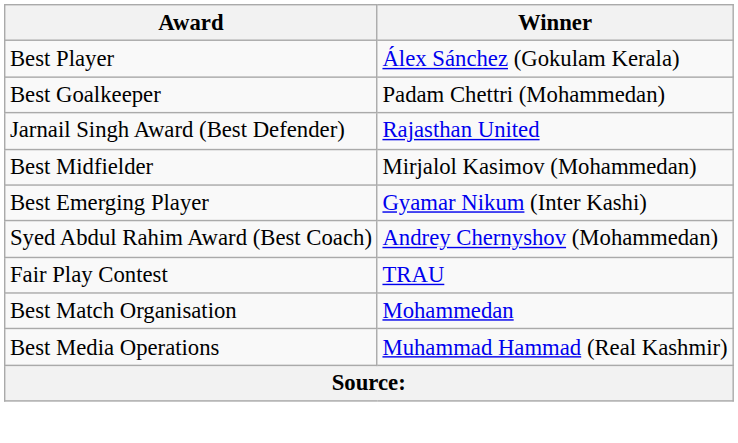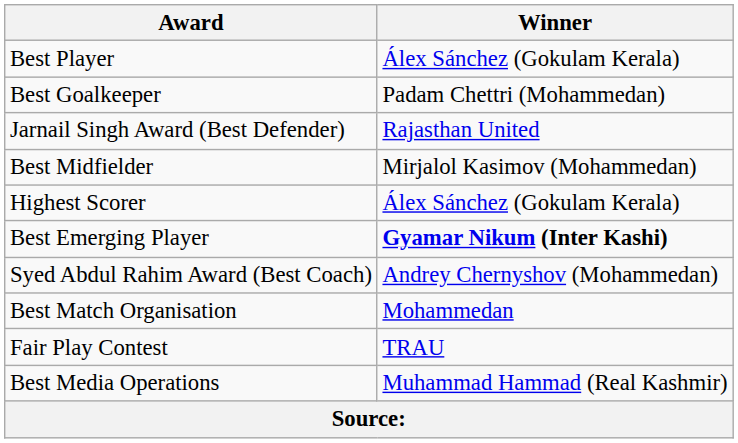+ row: (78, 202)
(515, 202) normal -> (525, 238) bold
rows swapped: (89, 274) <-> (123, 310)
